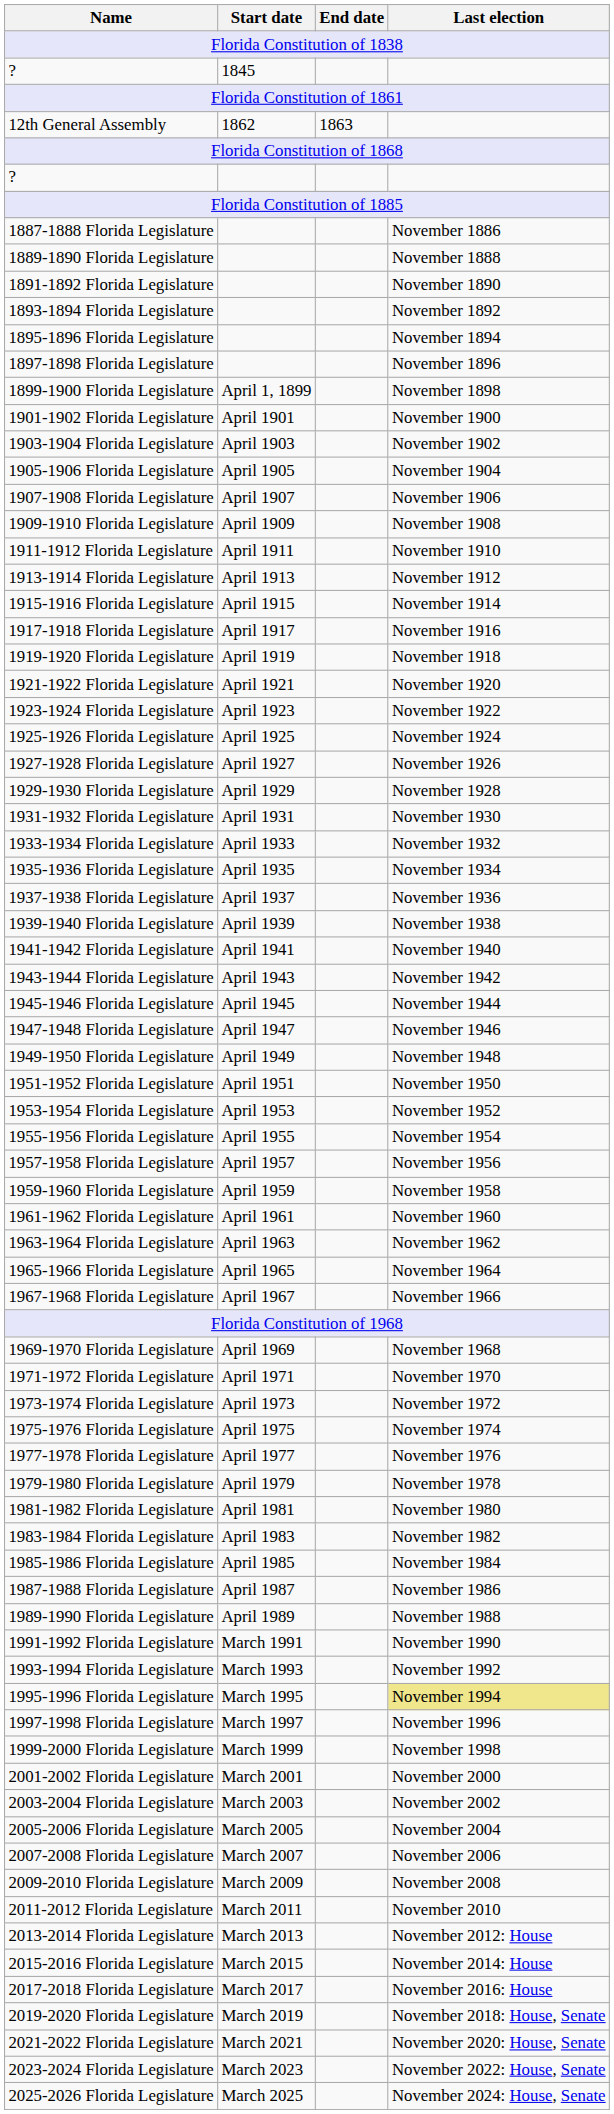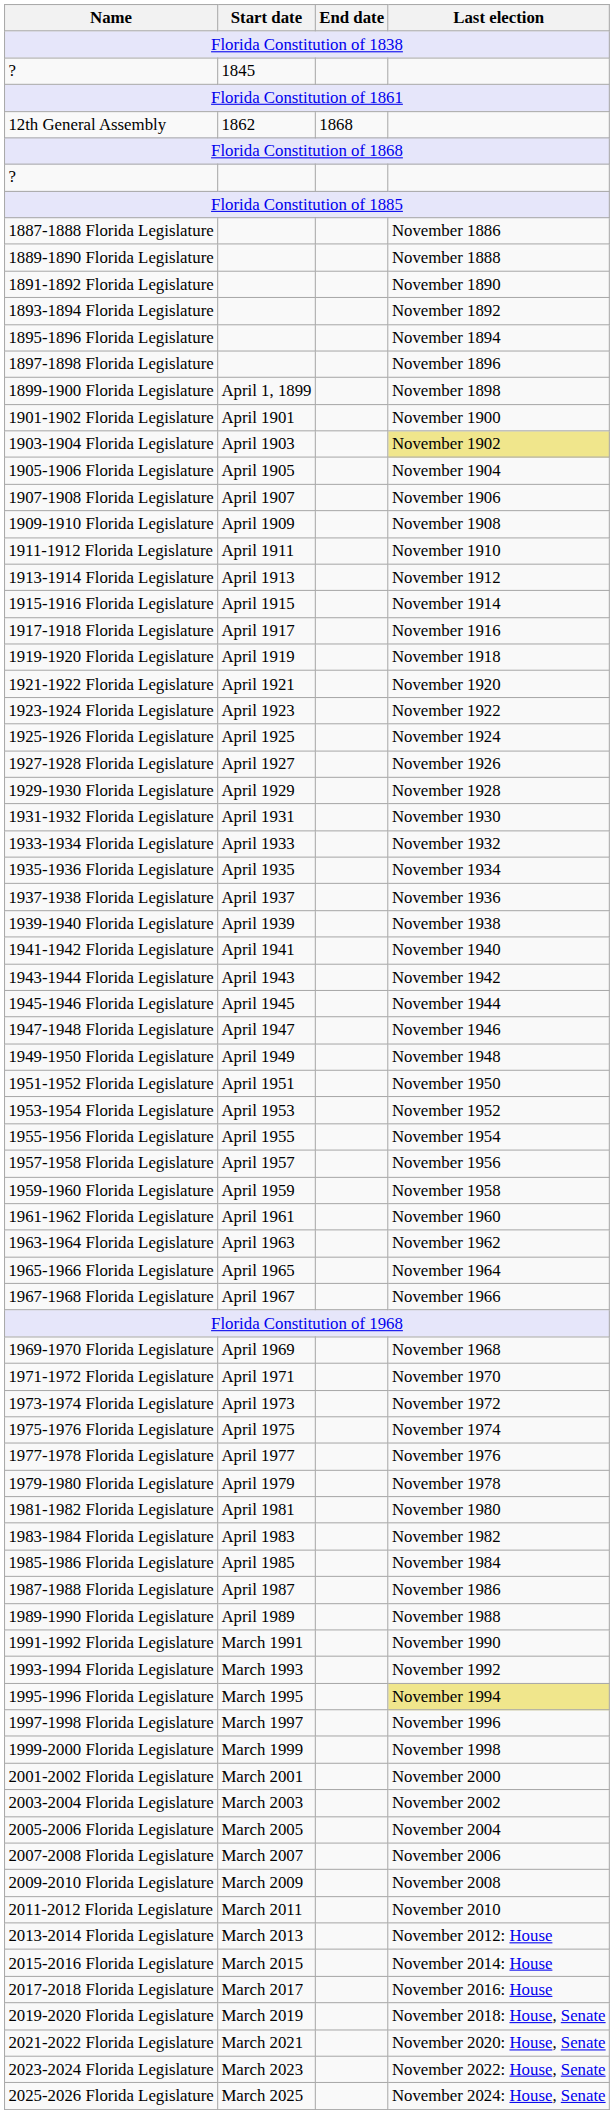(336, 124) 1863 -> (336, 124) 1868
(446, 444) no background -> (446, 444) khaki background
